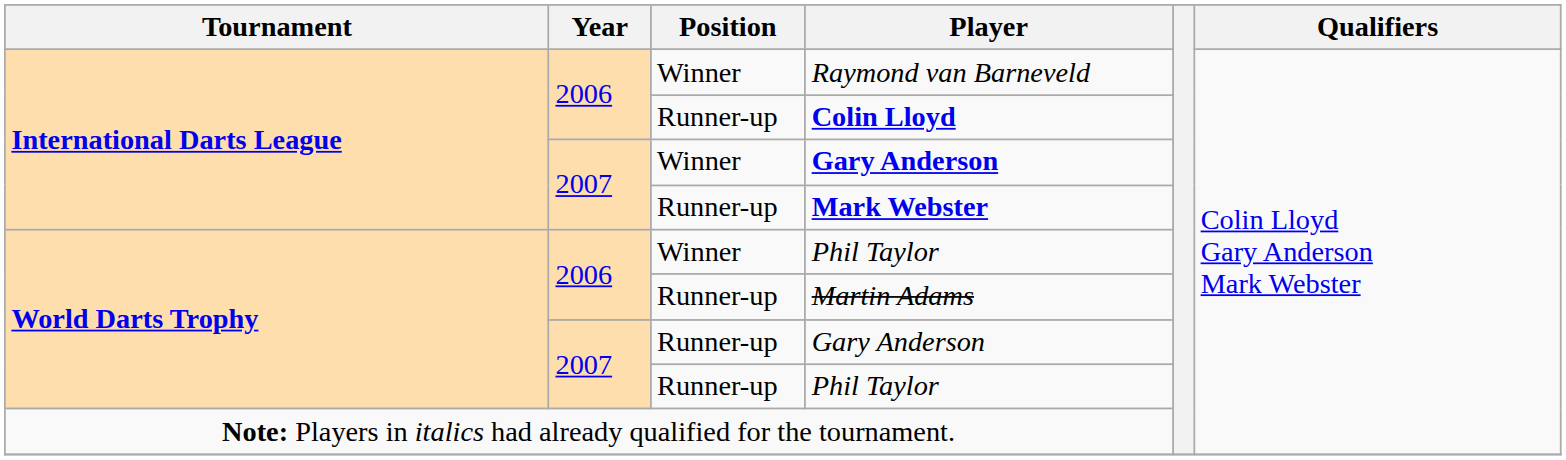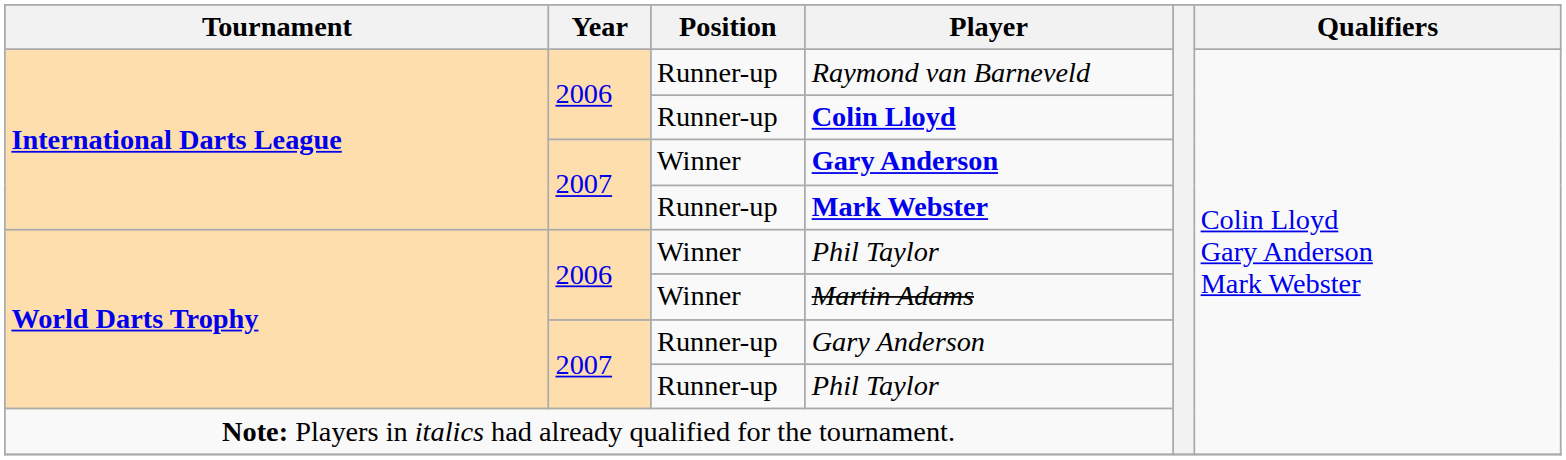(699, 71) Winner -> (717, 71) Runner-up
(717, 296) Runner-up -> (699, 296) Winner
